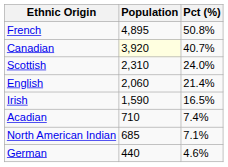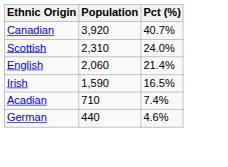- row: (24, 30)
(135, 48) lightyellow background -> (95, 30) no background
- row: (62, 135)
